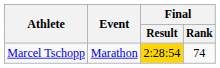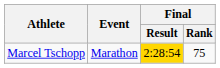(199, 53) 74 -> (199, 53) 75
